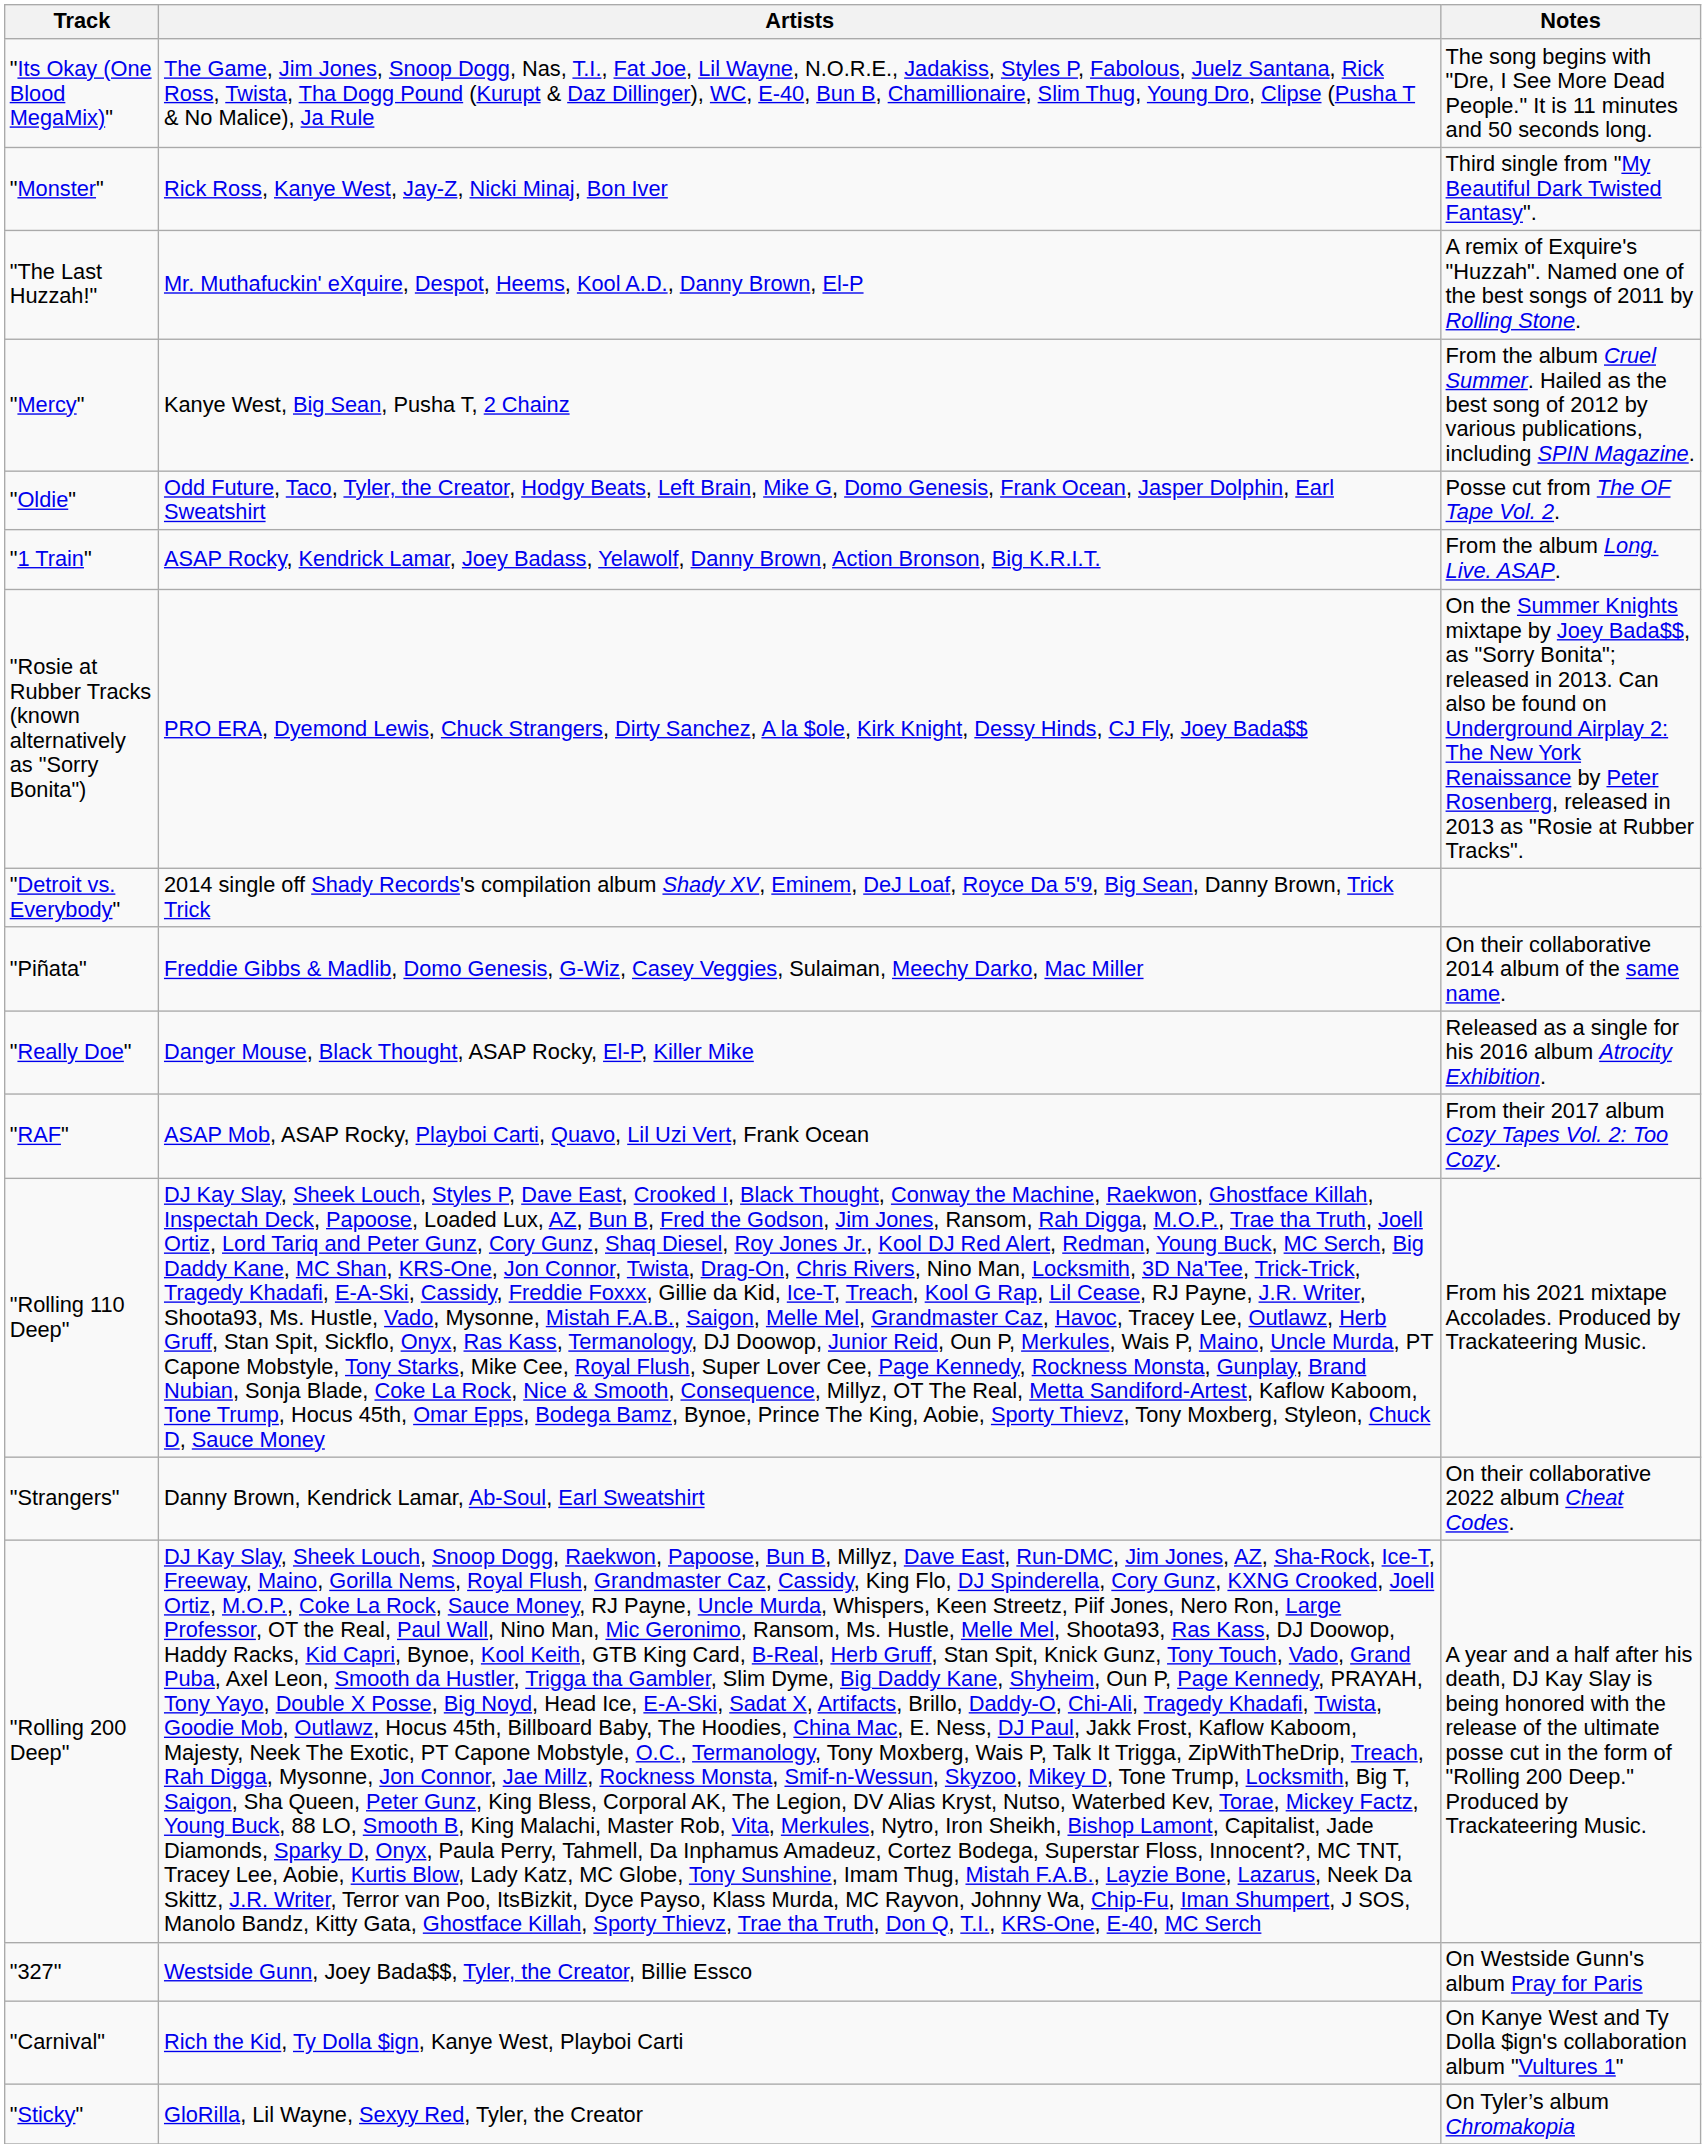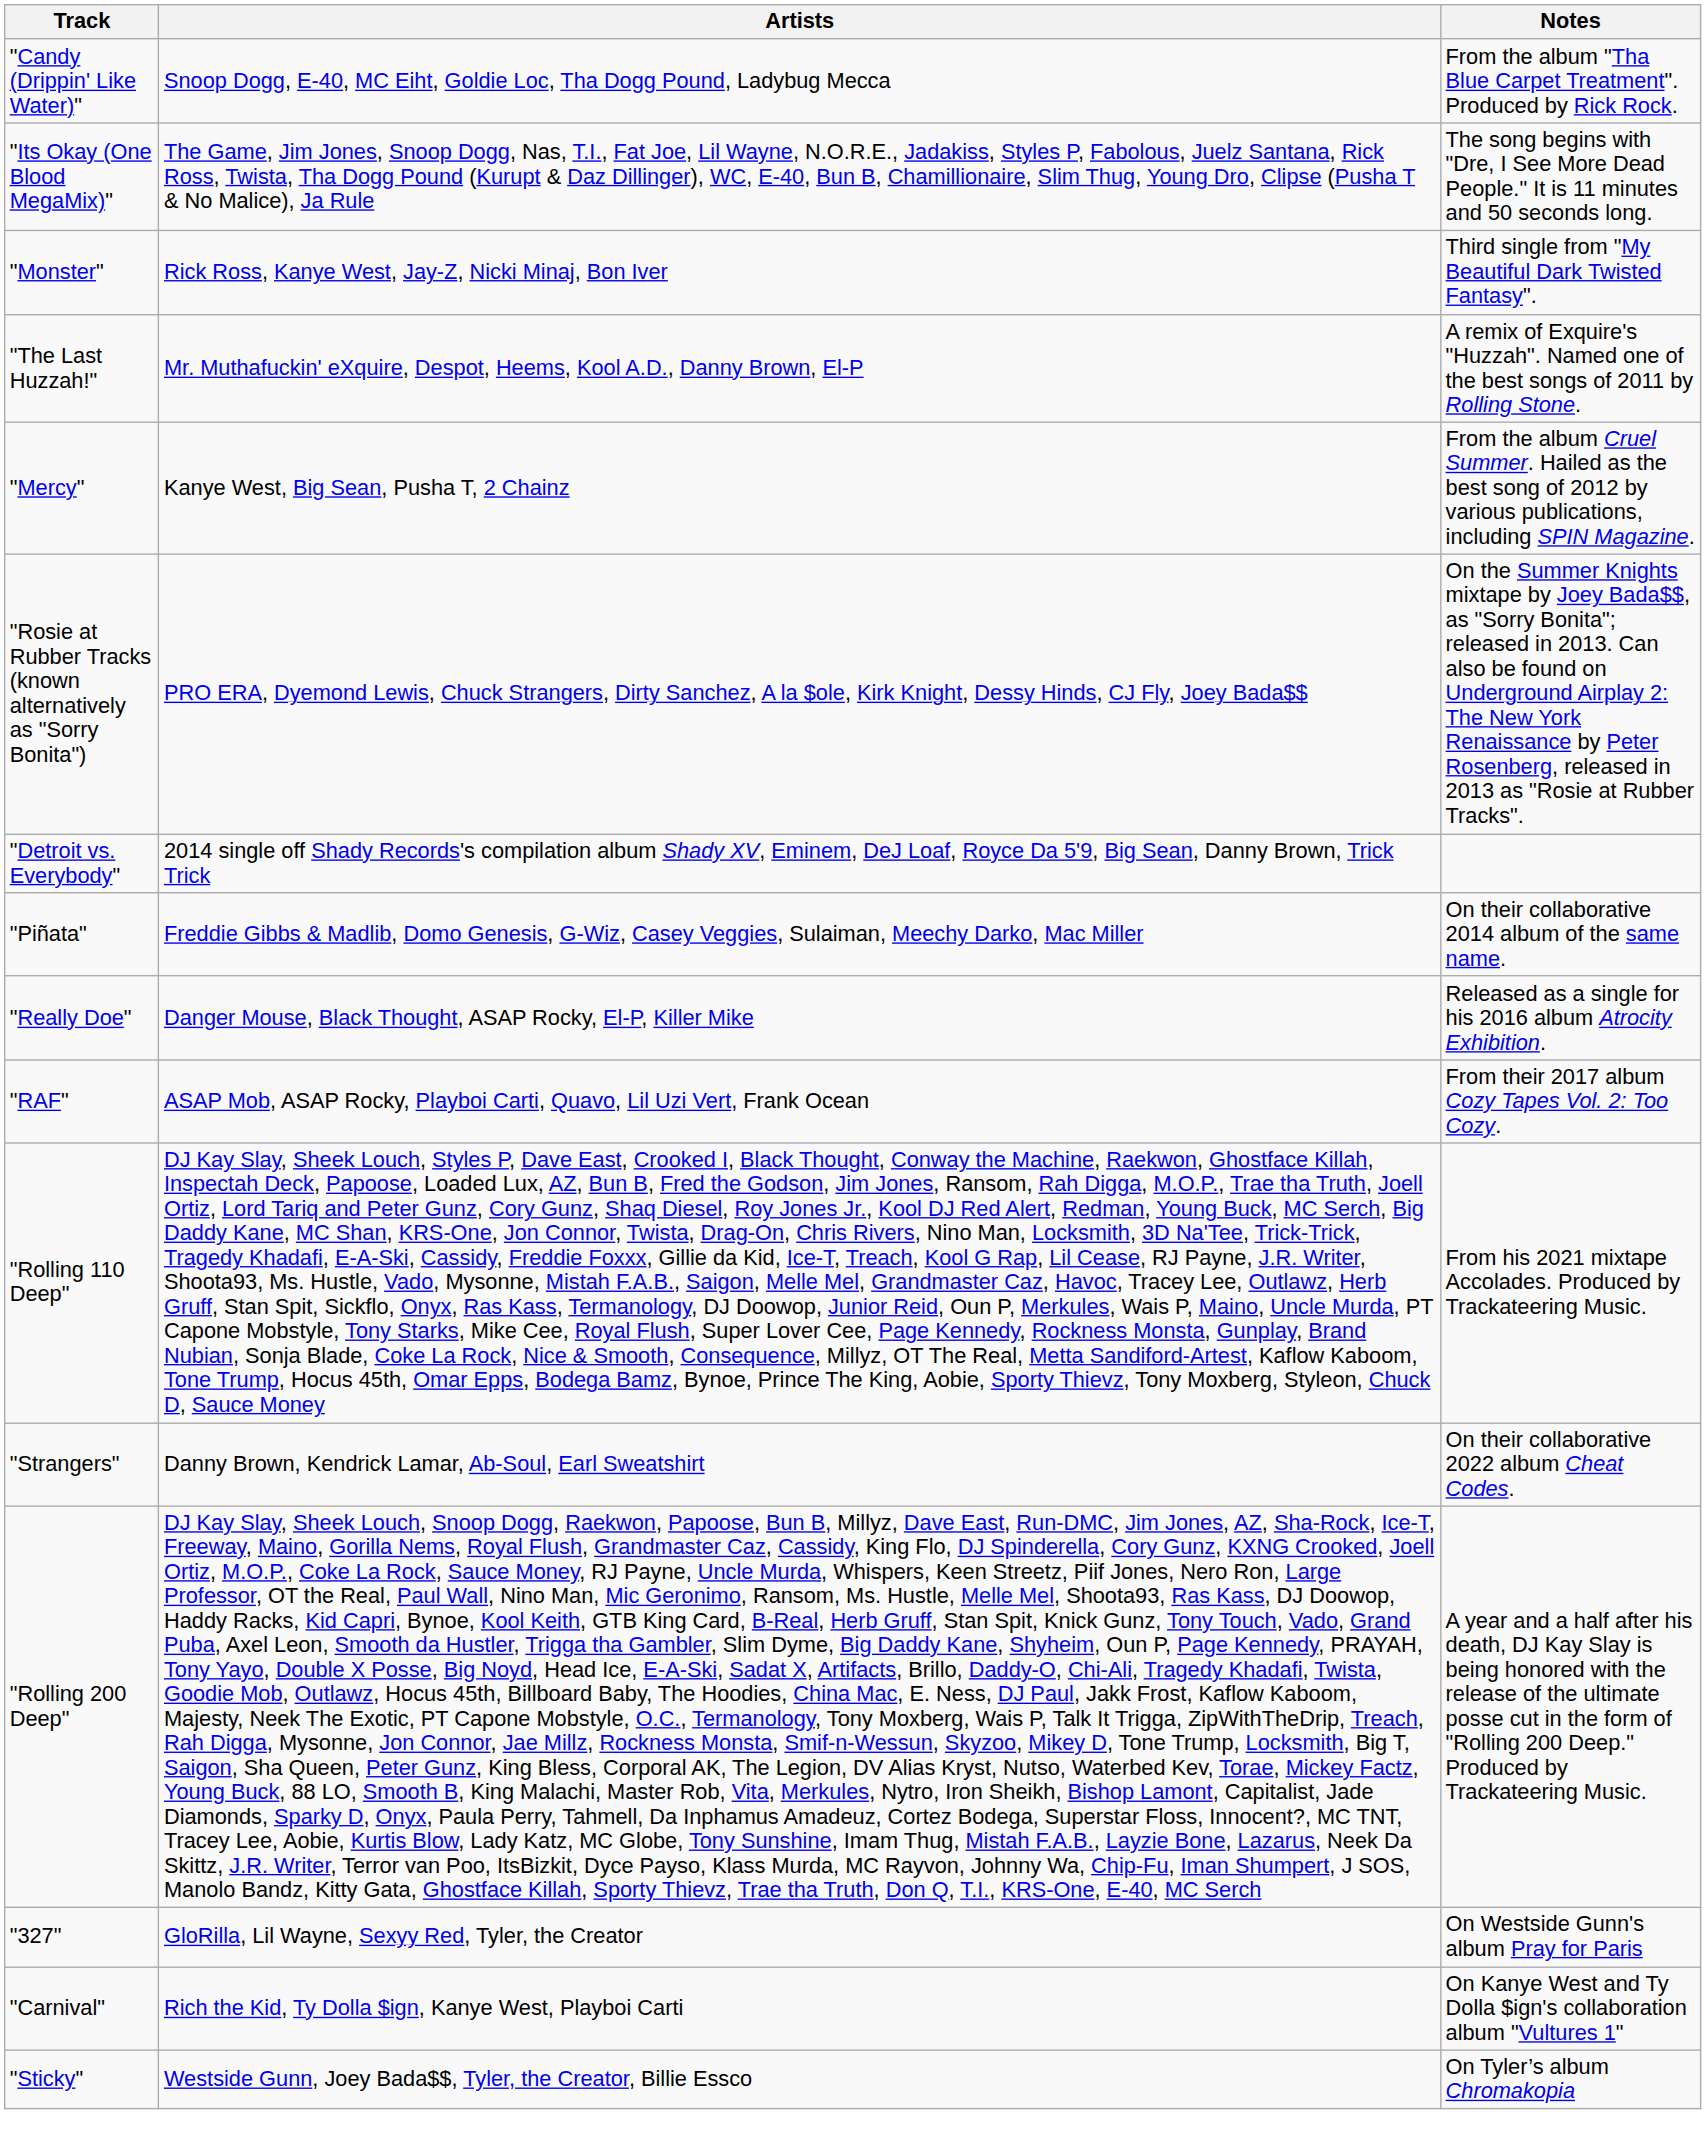+ row: (73, 80)
- row: (43, 500)
- row: (51, 559)
(458, 1971) Westside Gunn, Joey Bada$$, Tyler, the Creator, Billie Essco -> (403, 1936) GloRilla, Lil Wayne, Sexyy Red, Tyler, the Creator
(403, 2113) GloRilla, Lil Wayne, Sexyy Red, Tyler, the Creator -> (458, 2079) Westside Gunn, Joey Bada$$, Tyler, the Creator, Billie Essco
